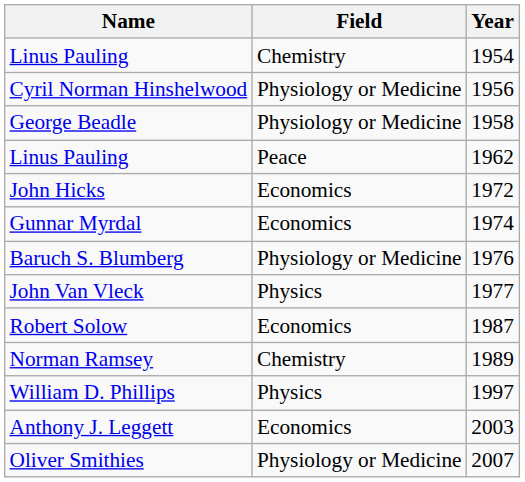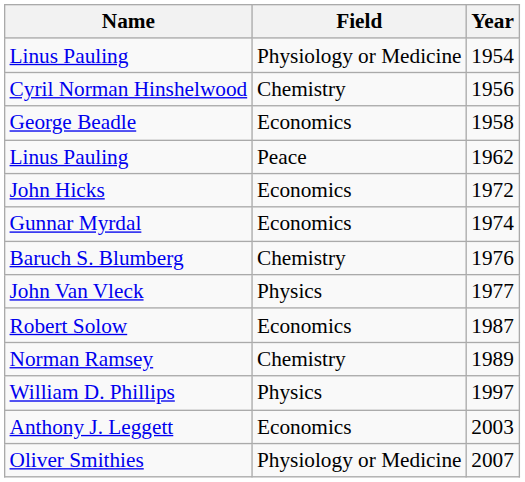(301, 55) Chemistry -> (359, 55) Physiology or Medicine
(359, 88) Physiology or Medicine -> (301, 88) Chemistry
(359, 122) Physiology or Medicine -> (304, 122) Economics
(359, 257) Physiology or Medicine -> (301, 257) Chemistry
